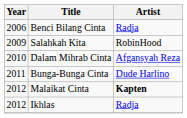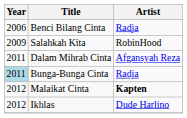(16, 58) 2010 -> (16, 58) 2011
(16, 74) no background -> (16, 74) lightblue background
(143, 74) Dude Harlino -> (127, 74) Radja
(127, 105) Radja -> (143, 105) Dude Harlino
